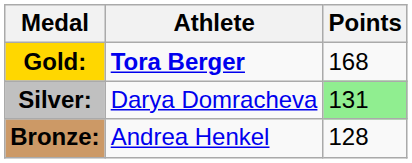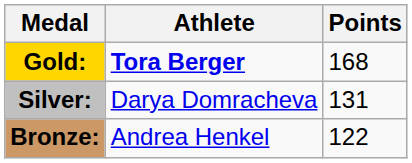(349, 99) lightgreen background -> (349, 99) no background
(349, 137) 128 -> (349, 137) 122
